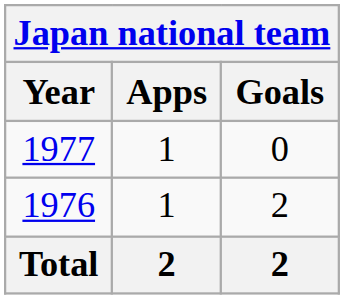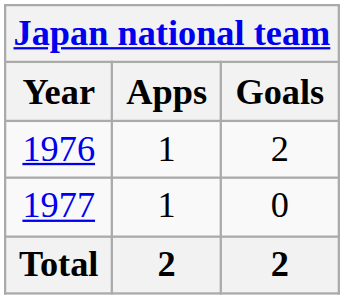rows swapped: (59, 206) <-> (59, 148)
